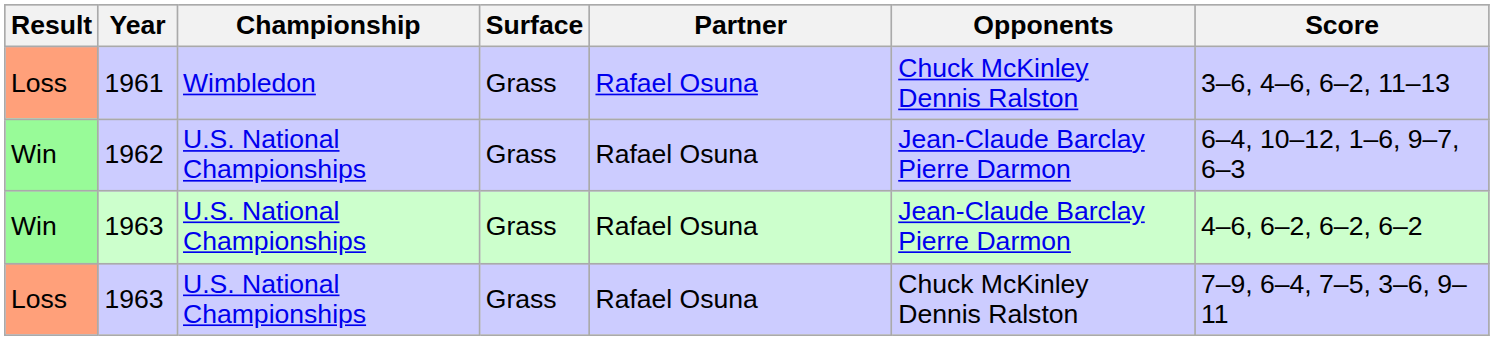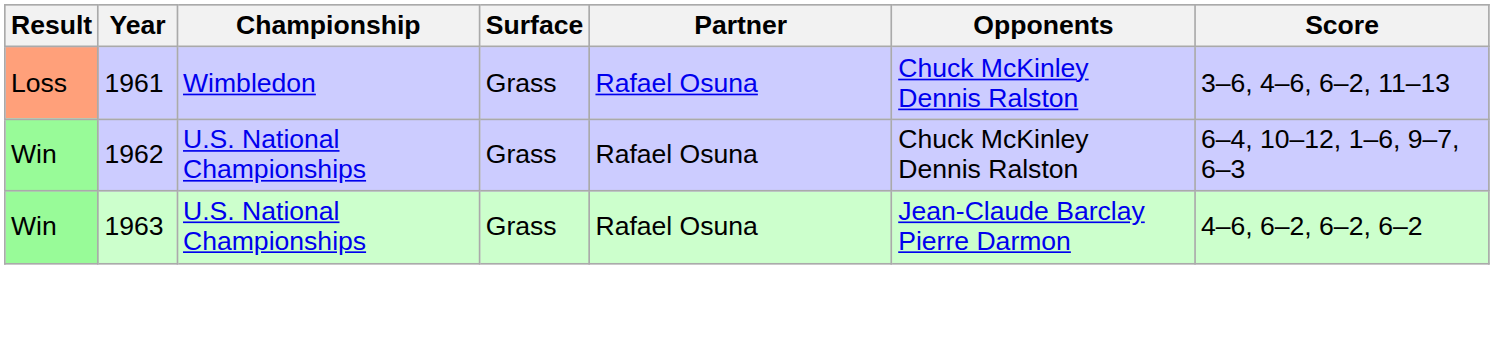(1021, 154) Jean-Claude Barclay Pierre Darmon -> (993, 154) Chuck McKinley Dennis Ralston
- row: (39, 298)
